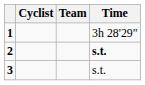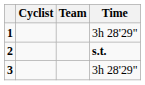(99, 70) s.t. -> (115, 70) 3h 28'29"
